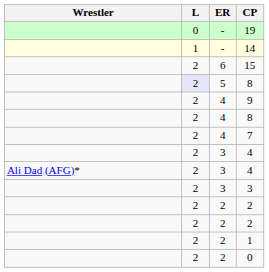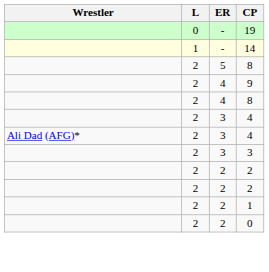- row: (223, 65)
(196, 83) lavender background -> (196, 65) no background
- row: (223, 135)
